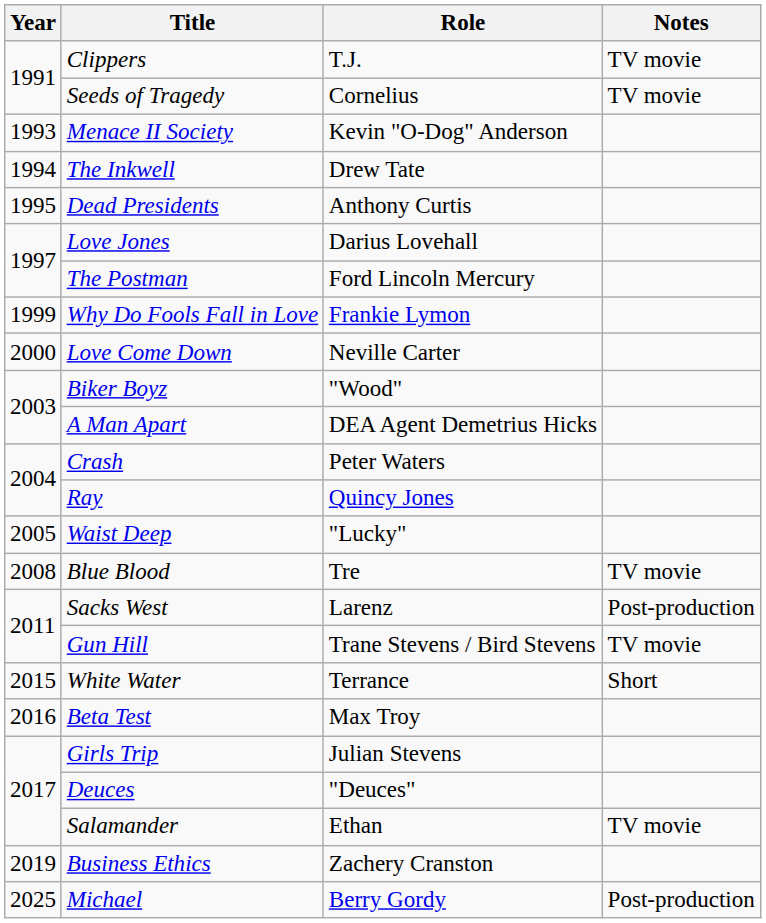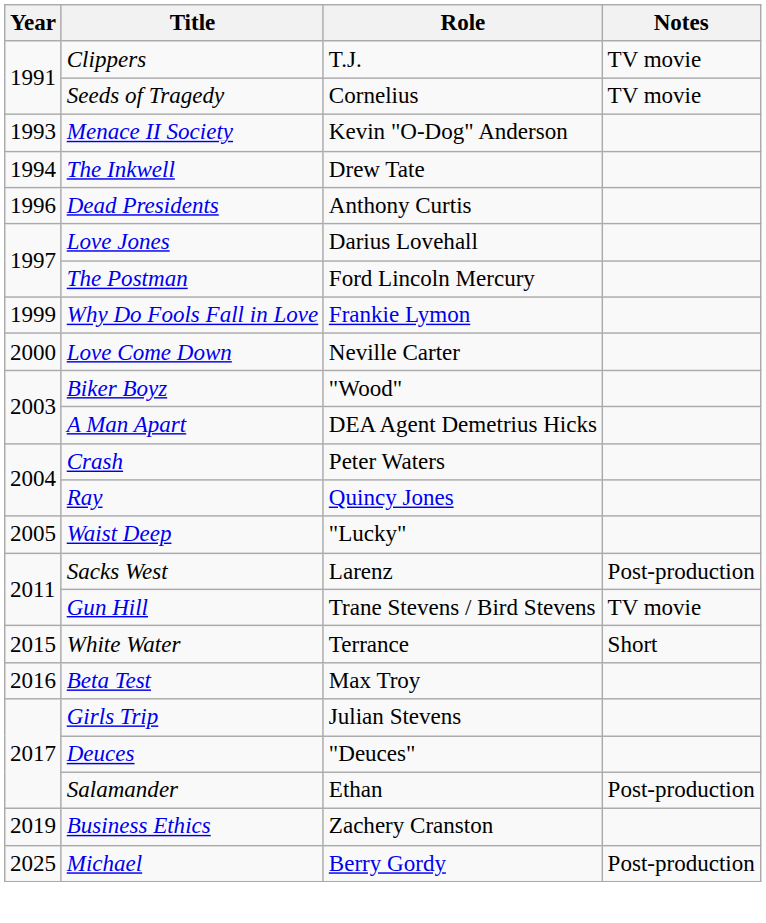(33, 205) 1995 -> (33, 205) 1996
- row: (118, 570)
(654, 826) TV movie -> (681, 790) Post-production
